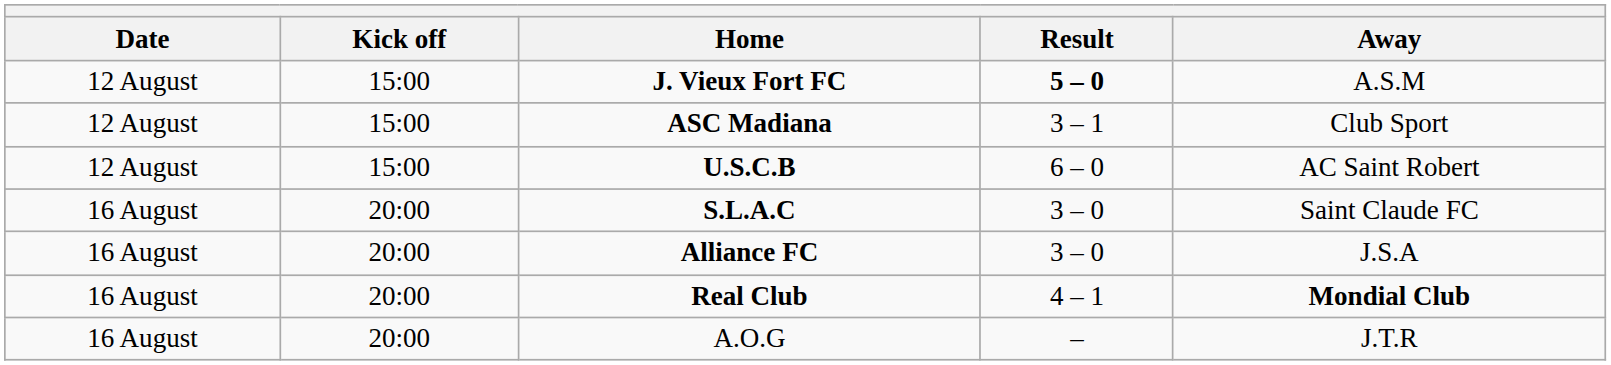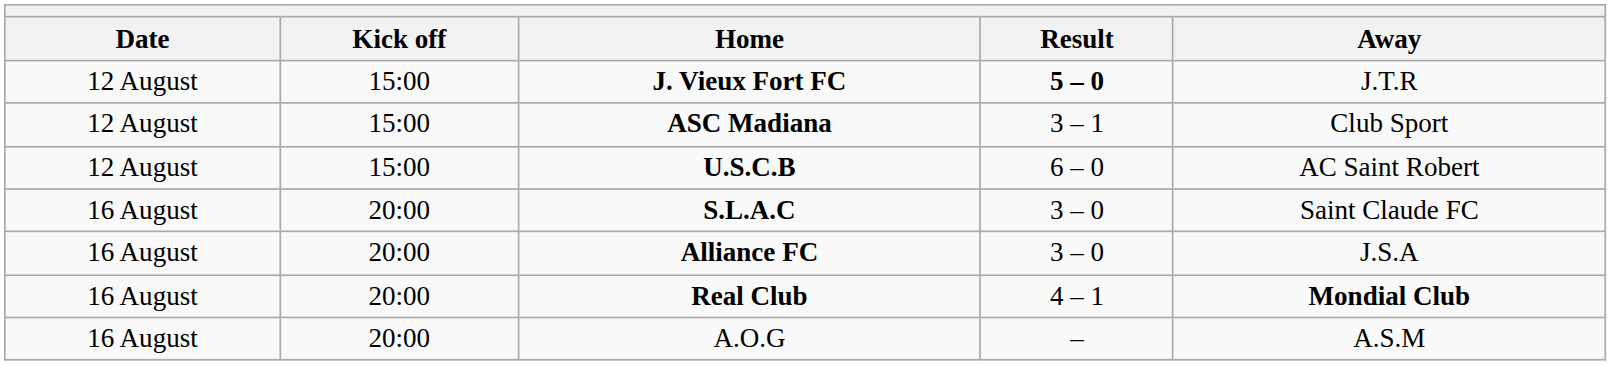(1389, 81) A.S.M -> (1389, 81) J.T.R
(1389, 338) J.T.R -> (1389, 338) A.S.M
